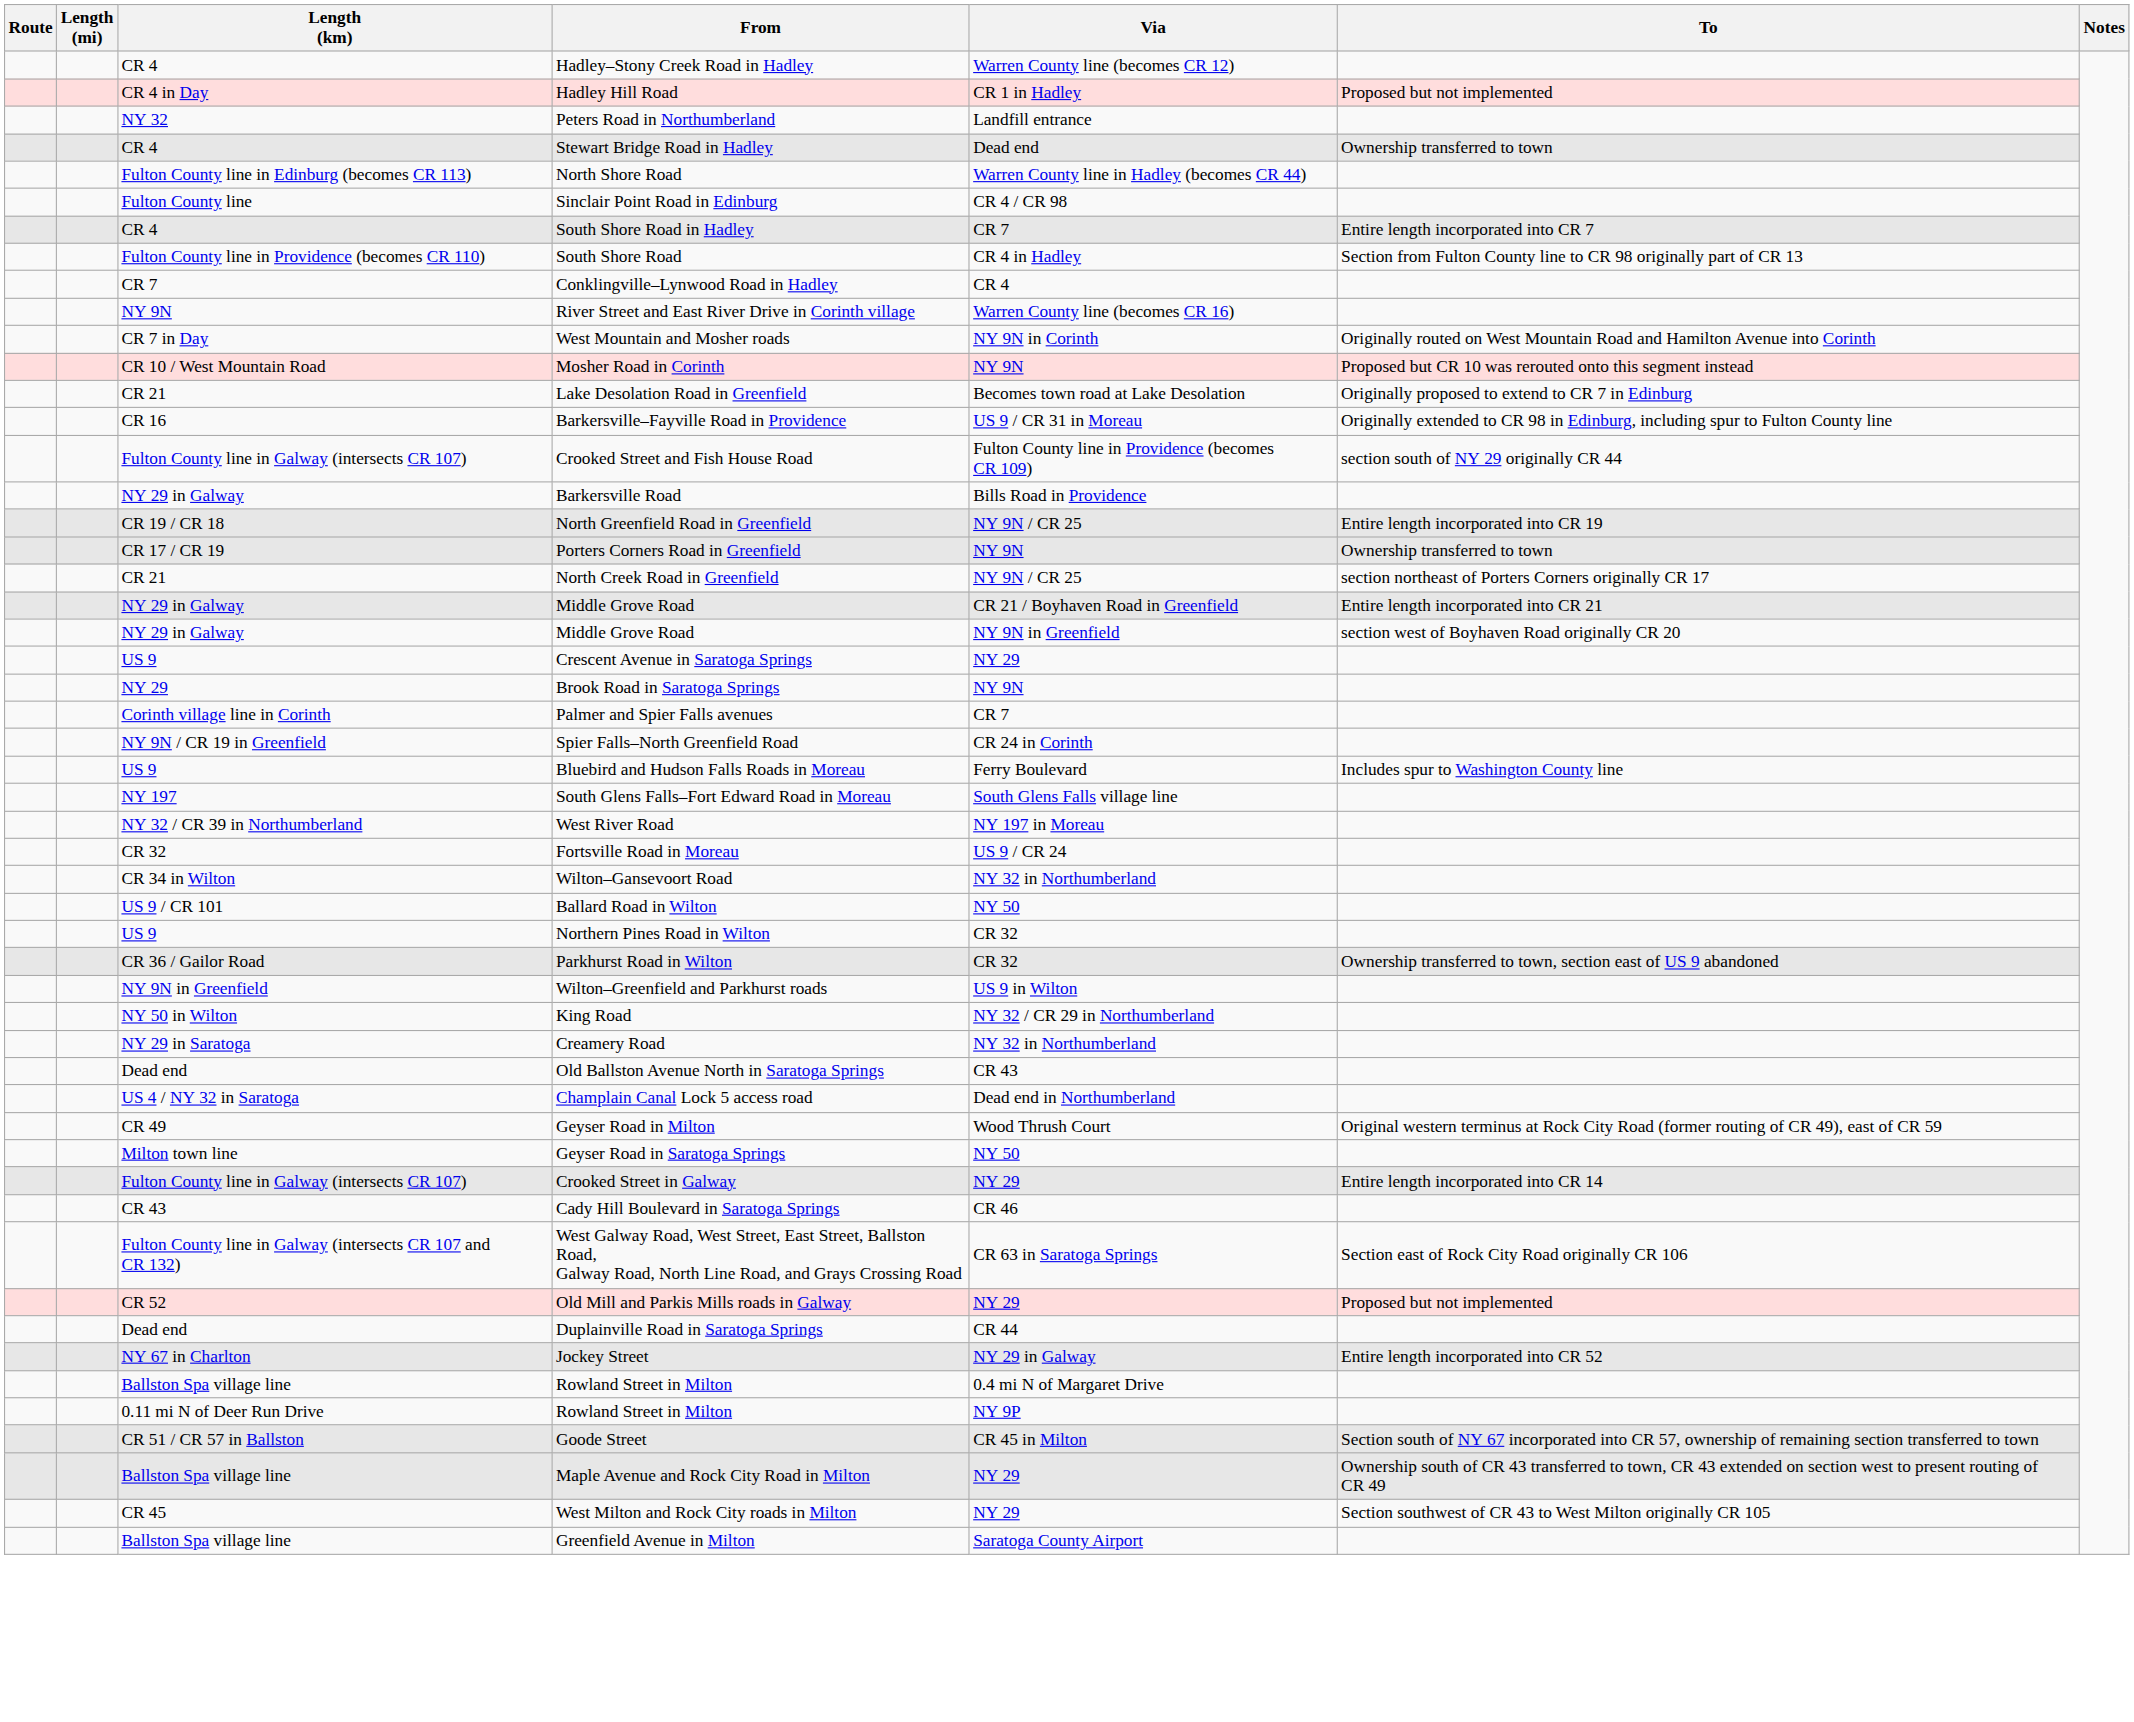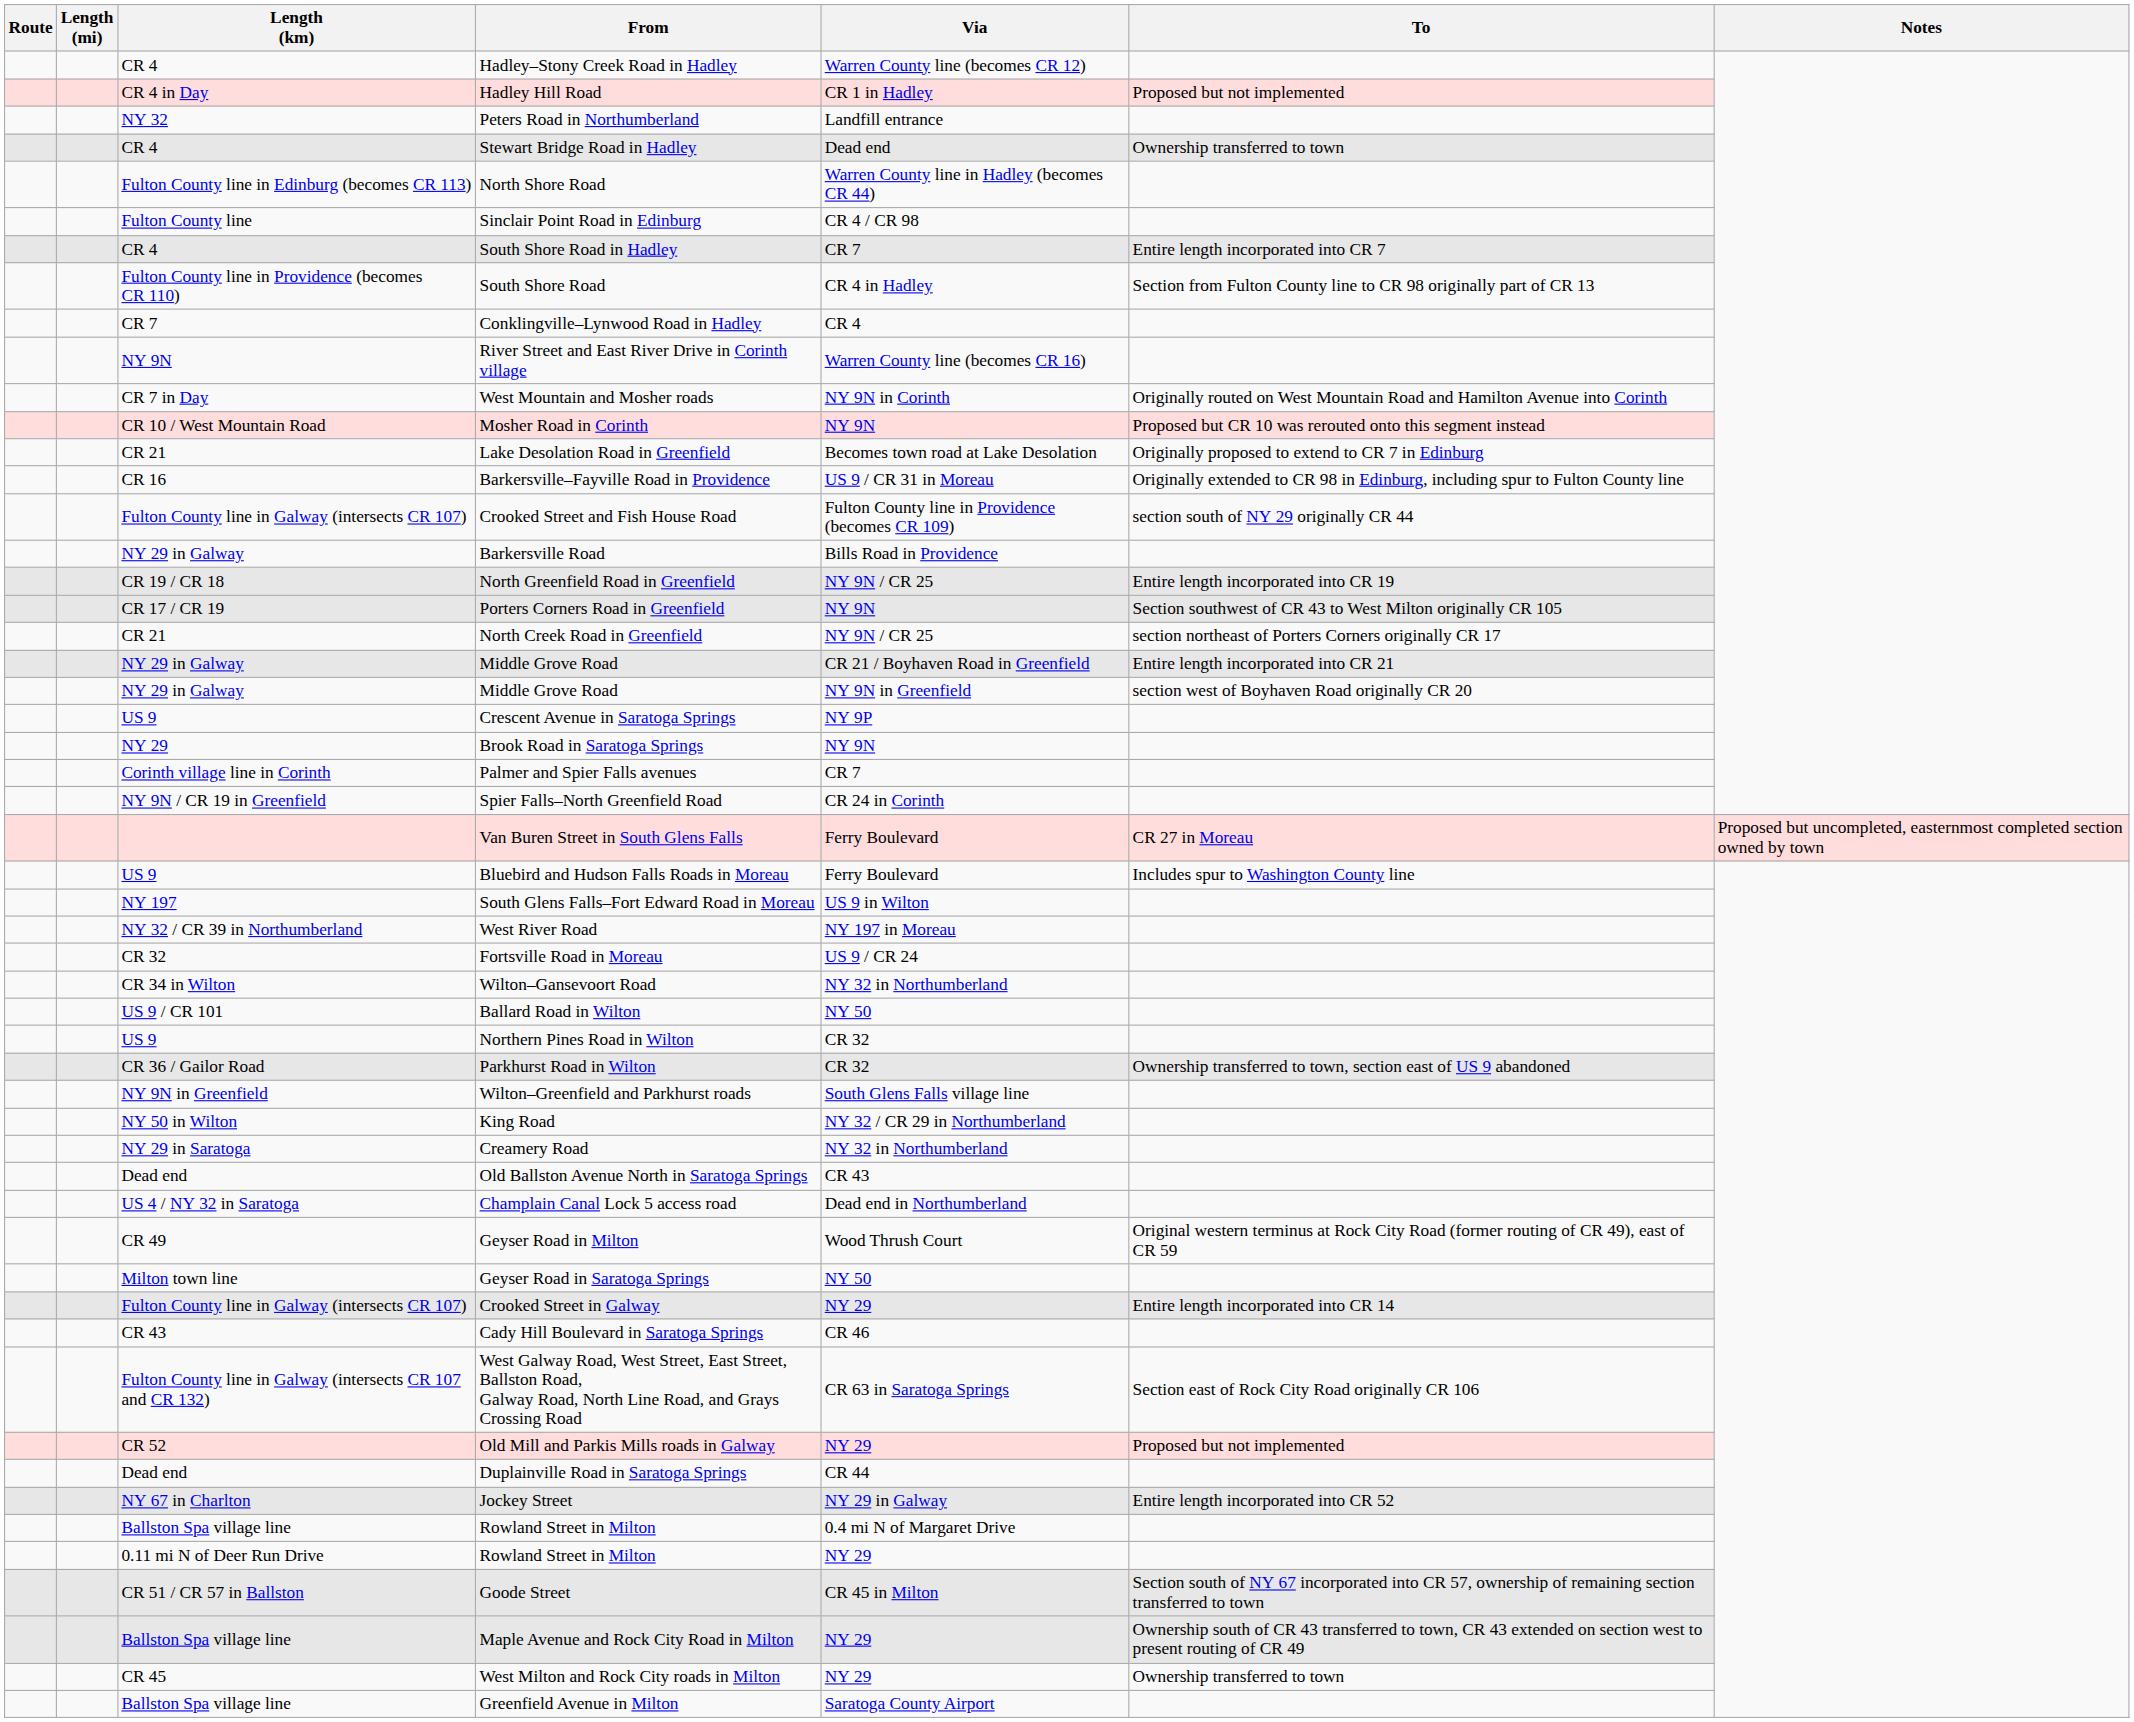(1447, 550) Ownership transferred to town -> (1347, 608) Section southwest of CR 43 to West Milton originally CR 105
(996, 659) NY 29 -> (848, 718) NY 9P
+ row: (297, 838)
(1075, 797) South Glens Falls village line -> (877, 902) US 9 in Wilton
(1025, 988) US 9 in Wilton -> (927, 1094) South Glens Falls village line
(997, 1411) NY 9P -> (848, 1555) NY 29
(1556, 1513) Section southwest of CR 43 to West Milton originally CR 105 -> (1238, 1676) Ownership transferred to town
